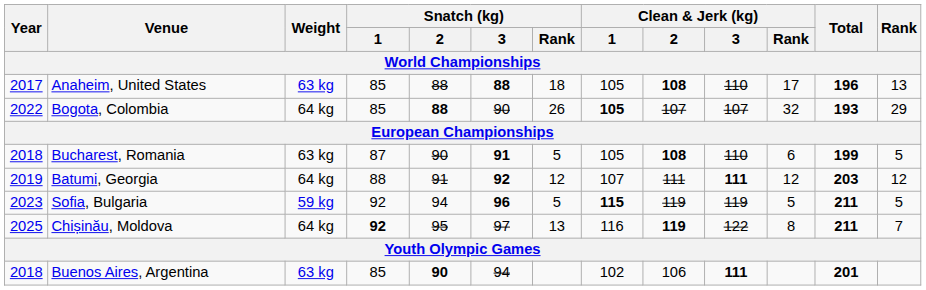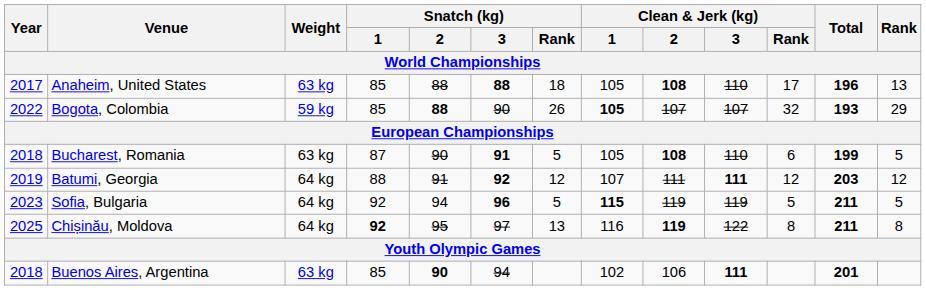(316, 109) 64 kg -> (316, 109) 59 kg
(316, 202) 59 kg -> (316, 202) 64 kg
(899, 226) 7 -> (899, 226) 8
